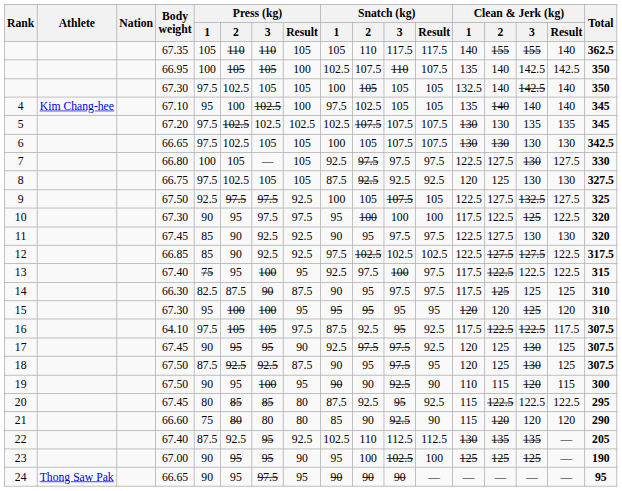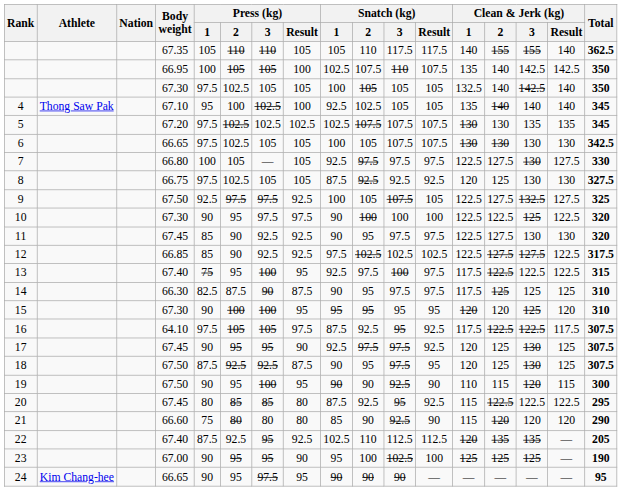(77, 106) Kim Chang-hee -> (77, 106) Thong Saw Pak
(336, 106) 97.5 -> (336, 106) 92.5
(336, 217) 95 -> (336, 217) 90
(469, 217) 117.5 -> (469, 217) 122.5
(207, 310) 95 -> (207, 310) 90
(469, 439) 130 -> (469, 439) 120
(77, 476) Thong Saw Pak -> (77, 476) Kim Chang-hee
